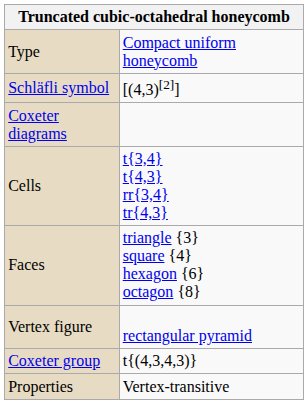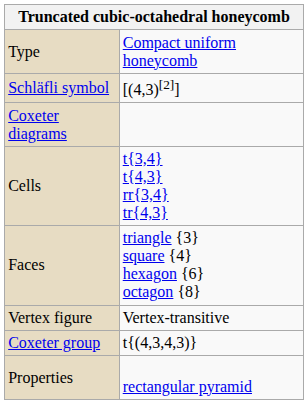(187, 335) rectangular pyramid -> (176, 317) Vertex-transitive
(176, 386) Vertex-transitive -> (187, 386) rectangular pyramid
